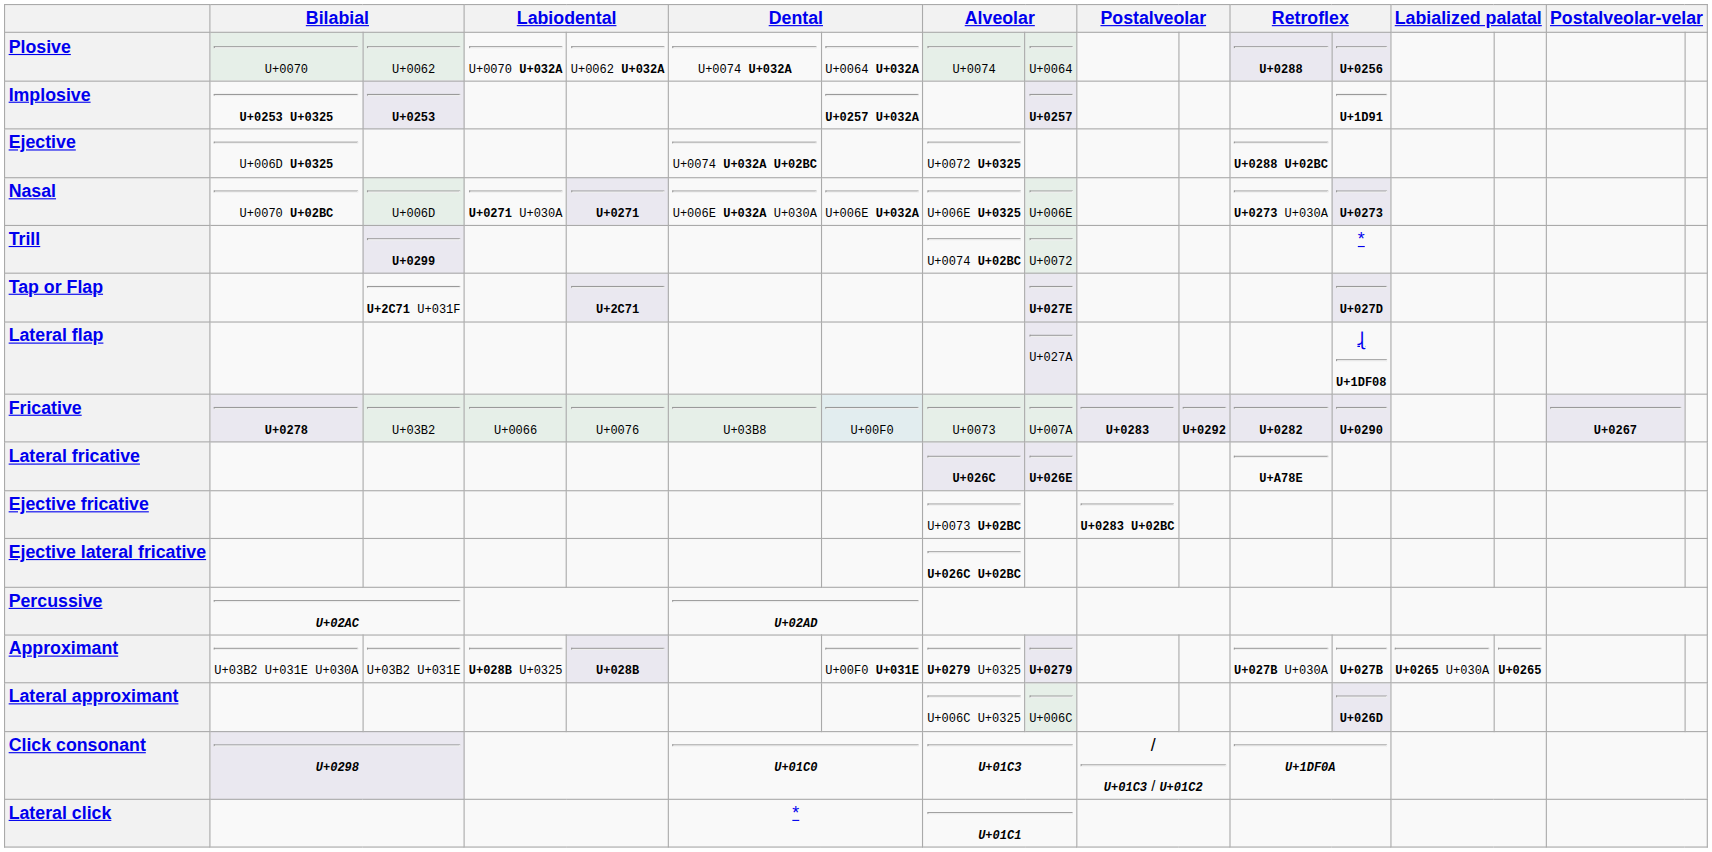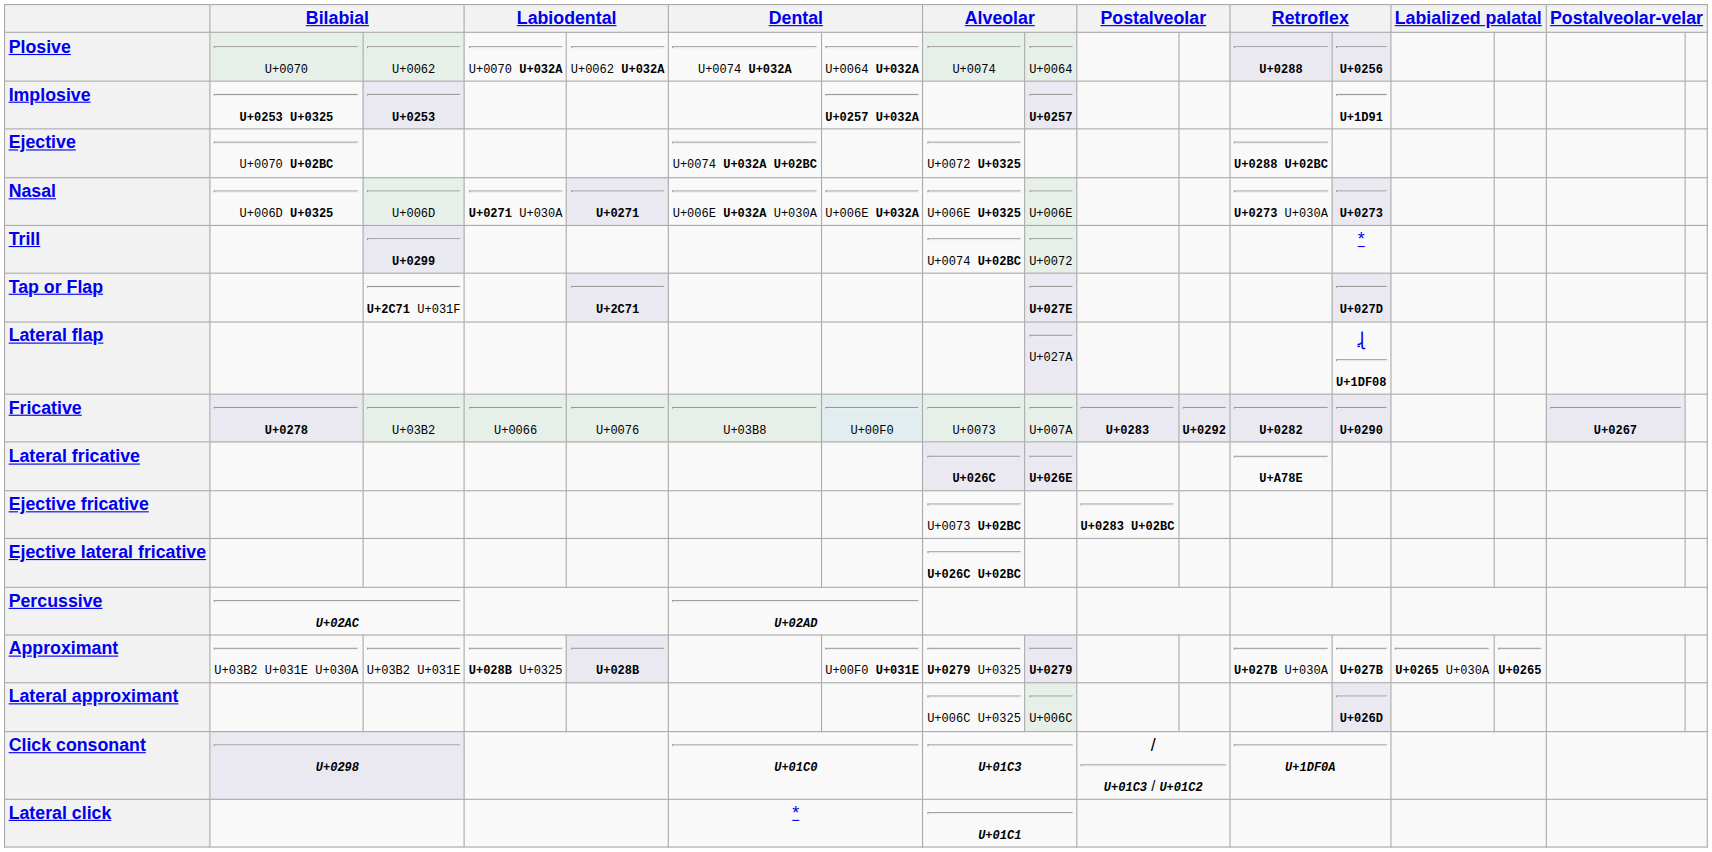(286, 157) U+006D U+0325 -> (286, 157) U+0070 U+02BC
(286, 205) U+0070 U+02BC -> (286, 205) U+006D U+0325
